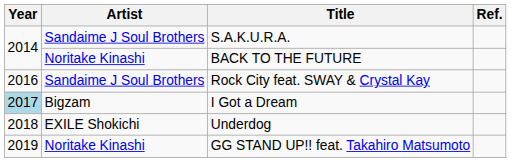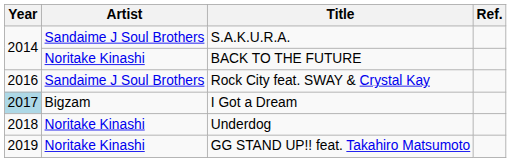(92, 124) EXILE Shokichi -> (95, 124) Noritake Kinashi
